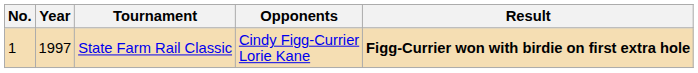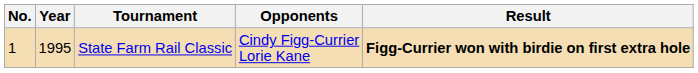(55, 48) 1997 -> (55, 48) 1995
